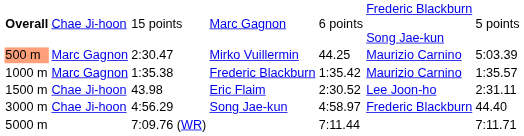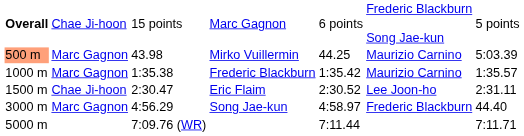(152, 55) 2:30.47 -> (147, 55) 43.98
(147, 90) 43.98 -> (152, 90) 2:30.47
(89, 107) Chae Ji-hoon -> (90, 107) Marc Gagnon
